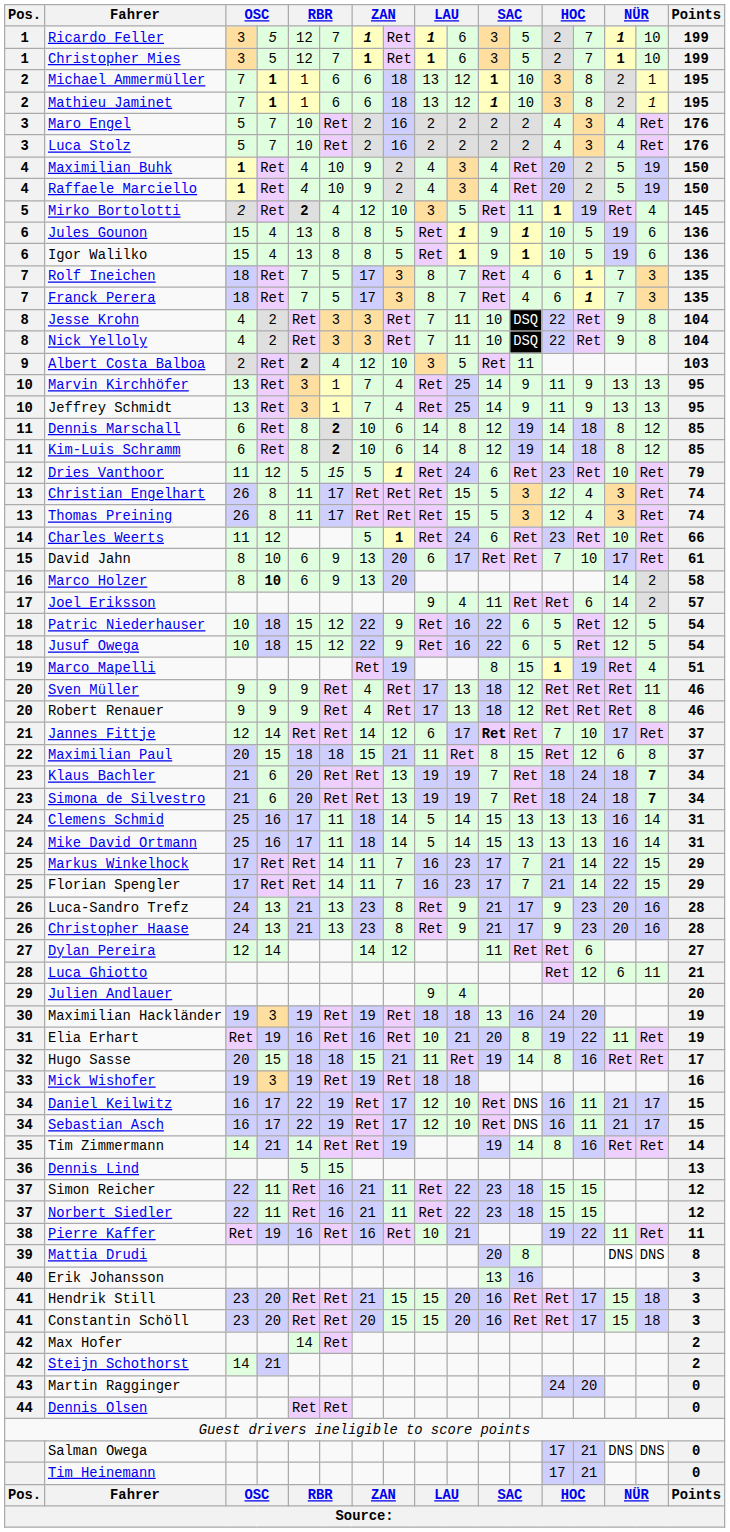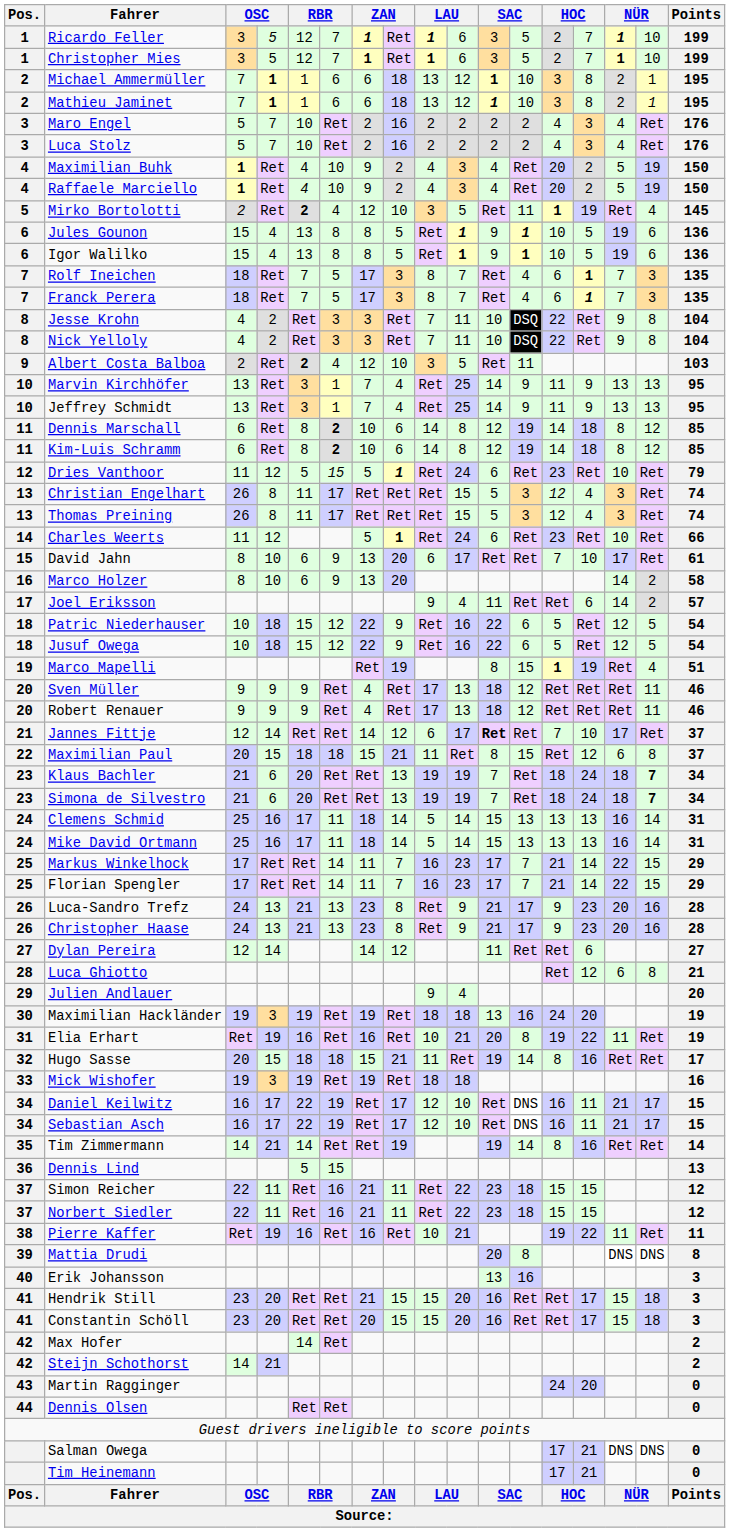(273, 581) bold -> (273, 581) normal
(652, 712) 8 -> (652, 712) 11
(652, 973) 11 -> (652, 973) 8
